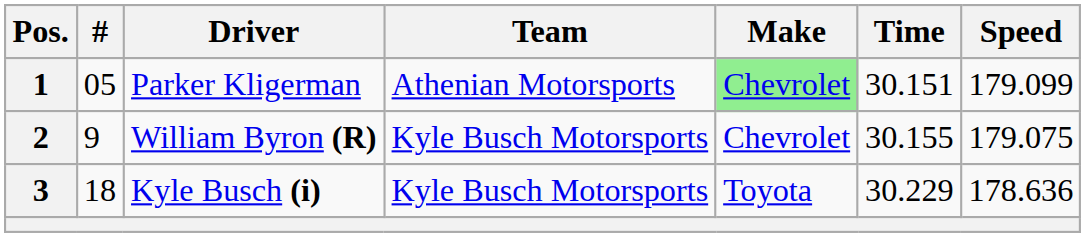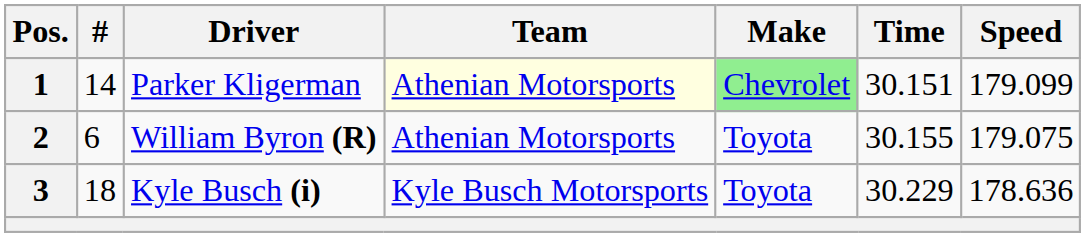(100, 84) 05 -> (100, 84) 14
(533, 84) no background -> (533, 84) lightyellow background
(92, 137) 9 -> (92, 137) 6
(550, 137) Kyle Busch Motorsports -> (533, 137) Athenian Motorsports
(787, 137) Chevrolet -> (768, 137) Toyota
